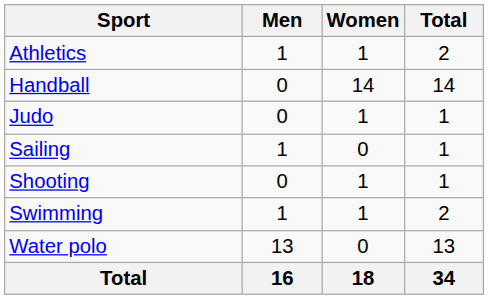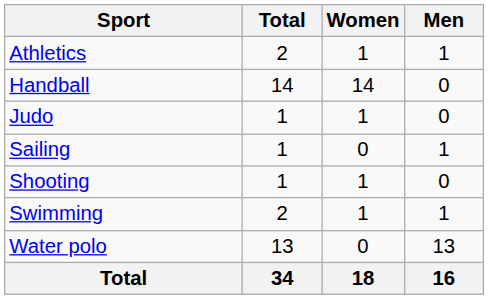columns swapped: (282, 20) <-> (444, 20)
